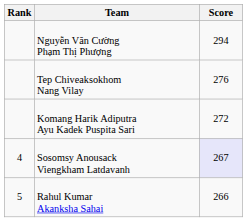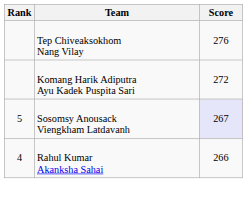- row: (78, 46)
(19, 158) 4 -> (19, 118) 5
(19, 197) 5 -> (19, 158) 4
